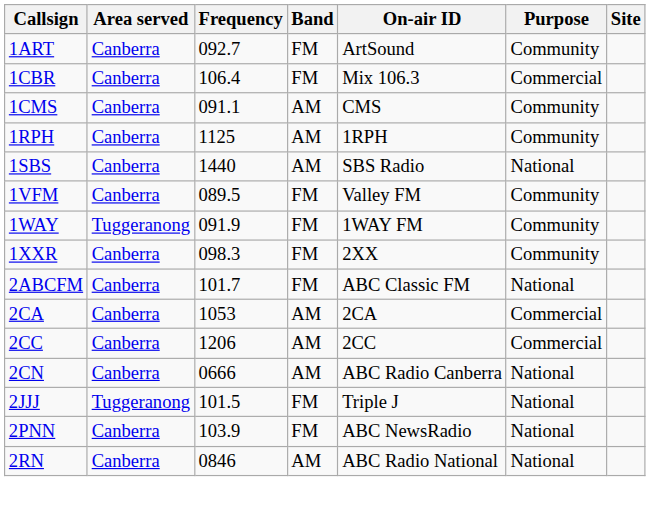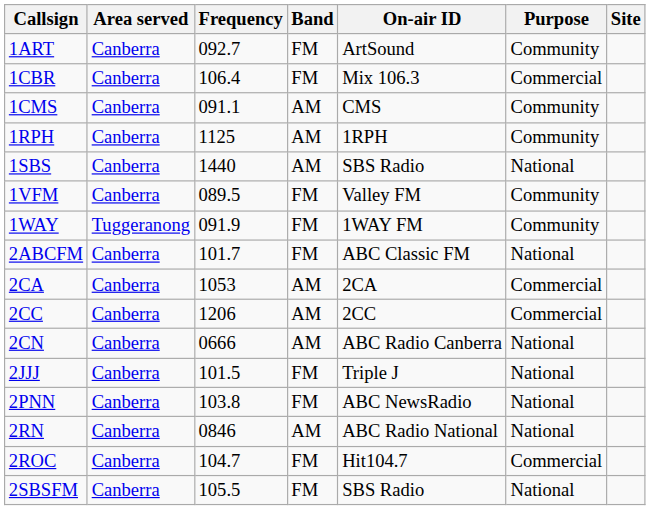- row: (33, 254)
(141, 401) Tuggeranong -> (126, 372) Canberra
(219, 431) 103.9 -> (219, 401) 103.8
+ row: (33, 460)
+ row: (43, 490)
